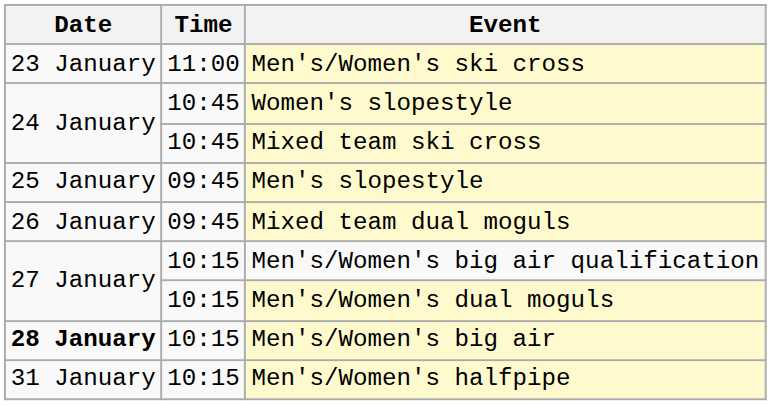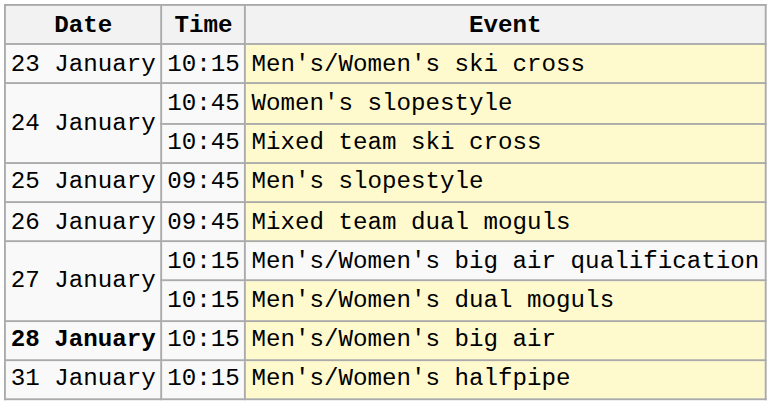(204, 64) 11:00 -> (204, 64) 10:15
